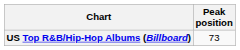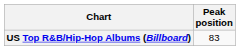(214, 38) 73 -> (214, 38) 83
